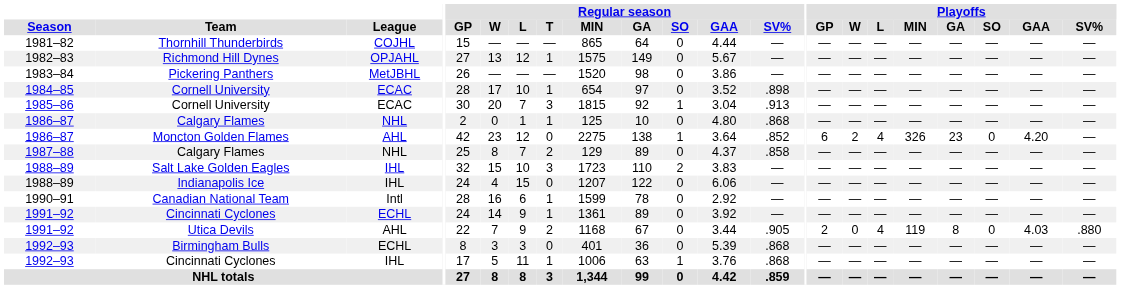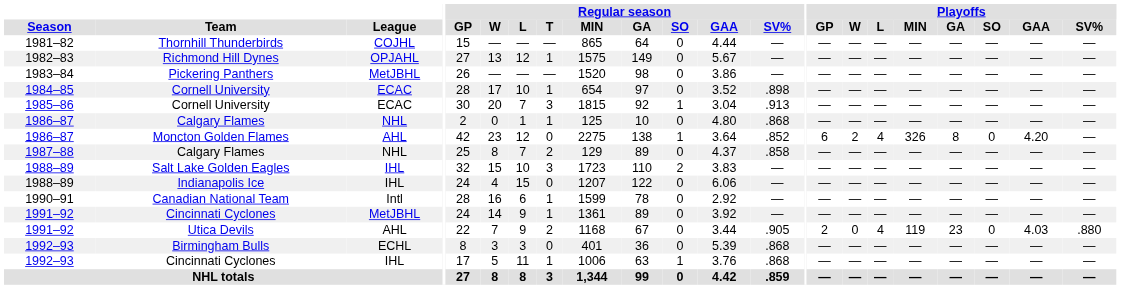(956, 136) 23 -> (956, 136) 8
(395, 214) ECHL -> (395, 214) MetJBHL
(956, 230) 8 -> (956, 230) 23
